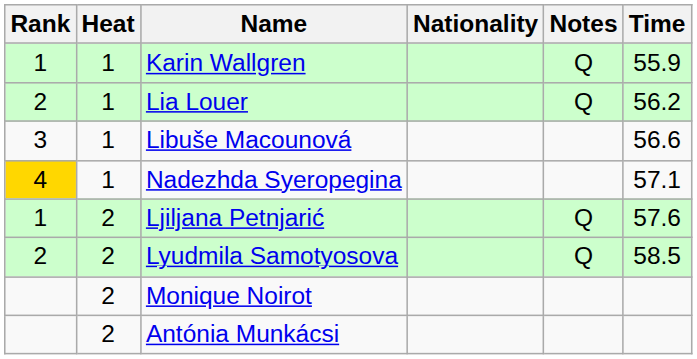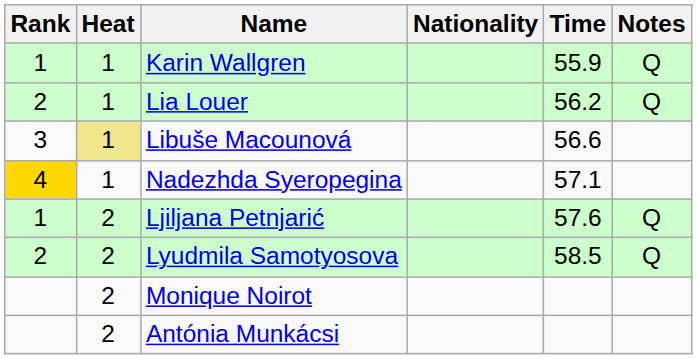columns swapped: (657, 23) <-> (583, 23)
(108, 140) no background -> (108, 140) khaki background
